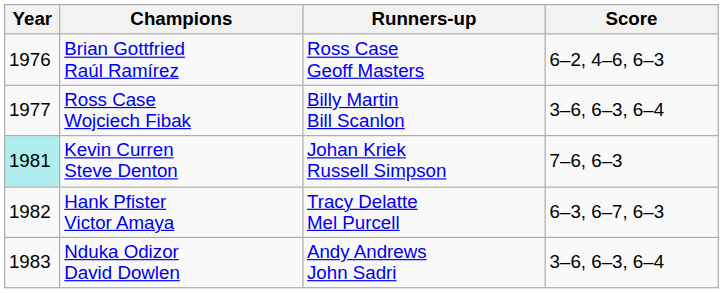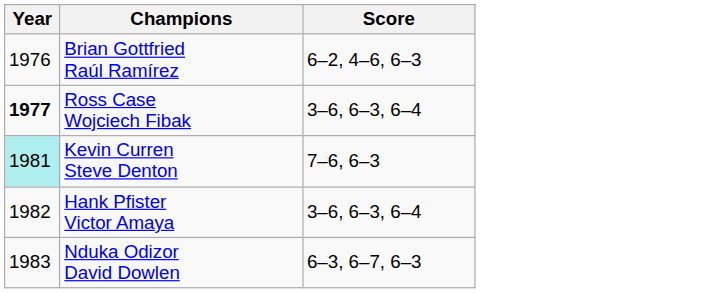- column: (424, 19)
(30, 110) normal -> (30, 110) bold
(607, 211) 6–3, 6–7, 6–3 -> (364, 211) 3–6, 6–3, 6–4
(607, 262) 3–6, 6–3, 6–4 -> (364, 262) 6–3, 6–7, 6–3
